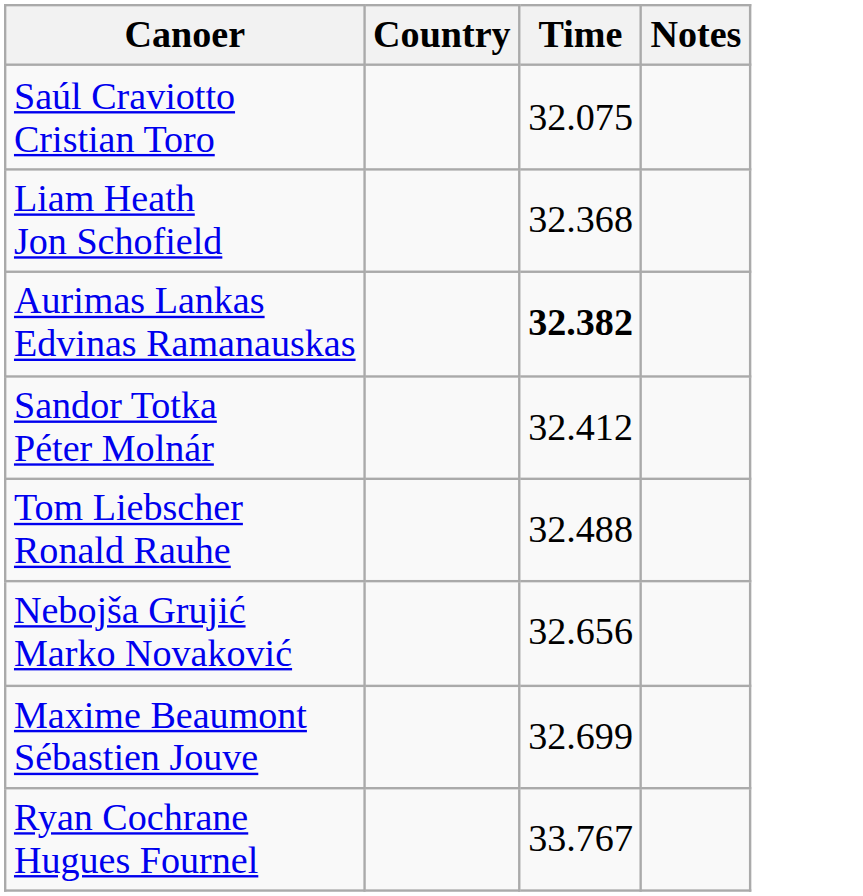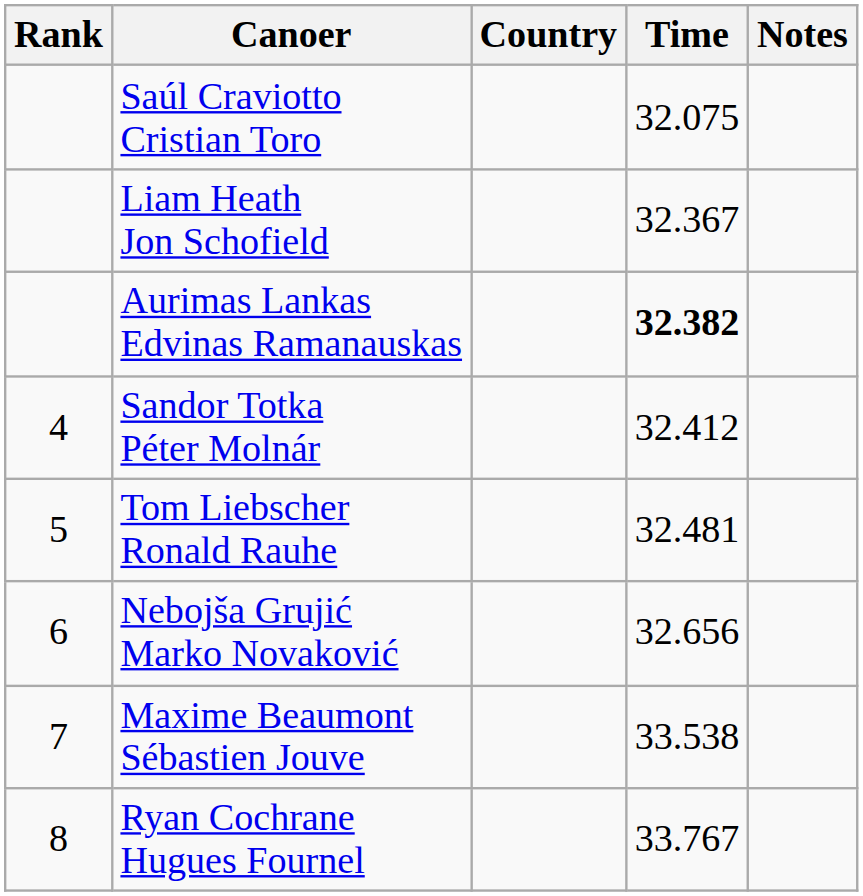+ column: (58, 34)
(581, 219) 32.368 -> (687, 219) 32.367
(581, 529) 32.488 -> (687, 529) 32.481
(581, 735) 32.699 -> (687, 735) 33.538
